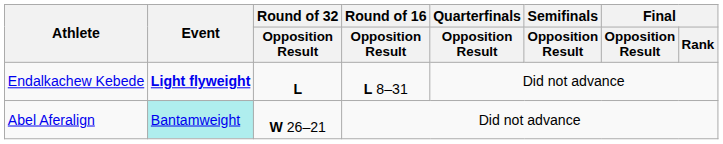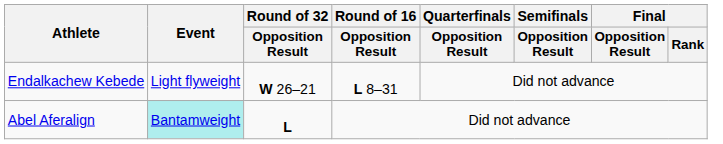(201, 82) bold -> (196, 82) normal
(298, 90) L -> (288, 90) W 26–21
(298, 128) W 26–21 -> (288, 128) L
